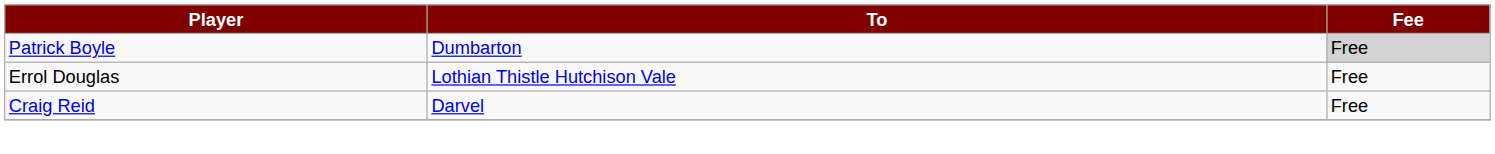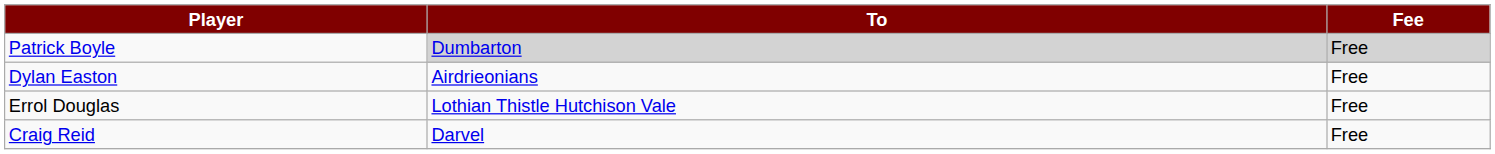(477, 48) no background -> (477, 48) lightgrey background
+ row: (63, 77)
